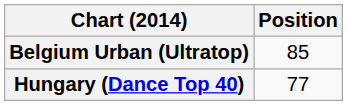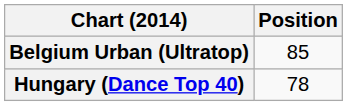(298, 84) 77 -> (298, 84) 78
